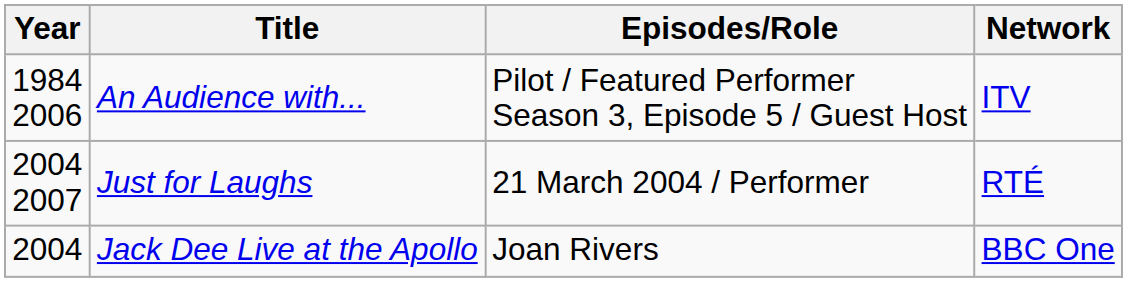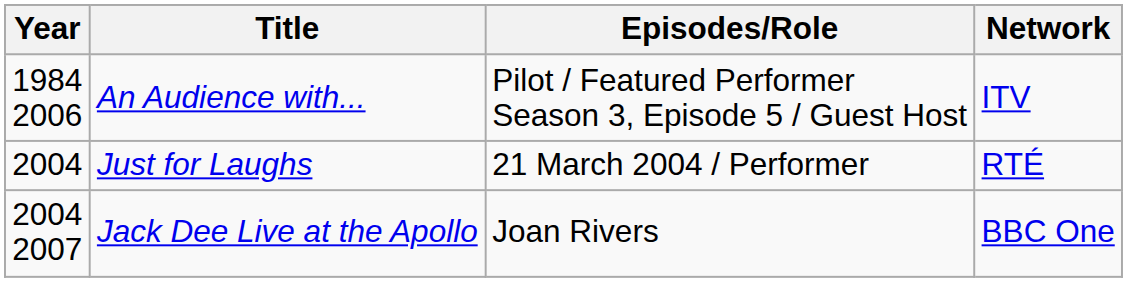(47, 182) 2004 2007 -> (47, 164) 2004
(47, 250) 2004 -> (47, 232) 2004 2007
